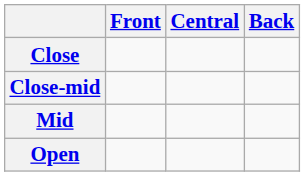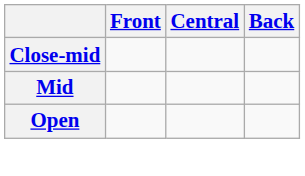- row: (55, 54)
